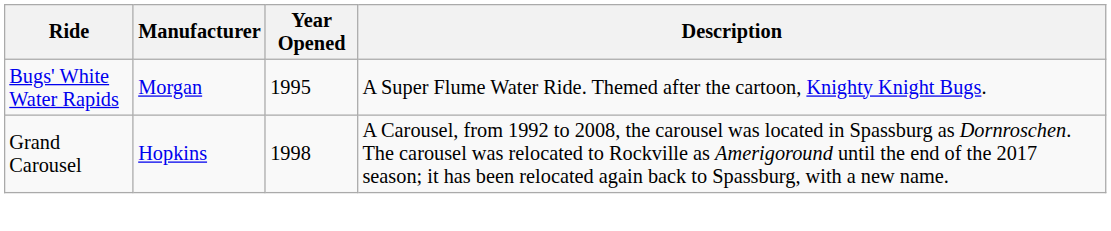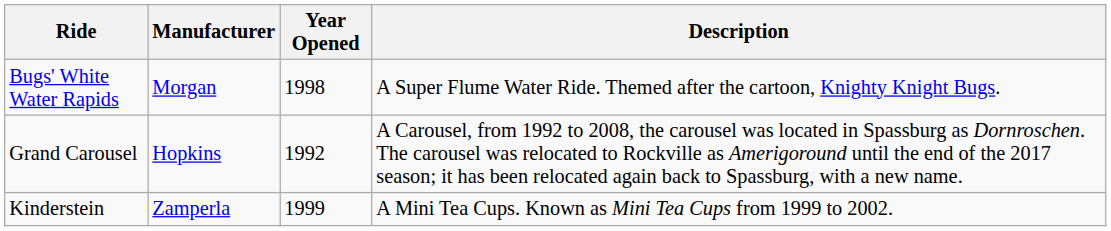(291, 87) 1995 -> (305, 87) 1998
(291, 153) 1998 -> (305, 153) 1992
+ row: (57, 208)
